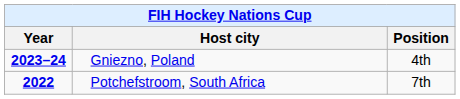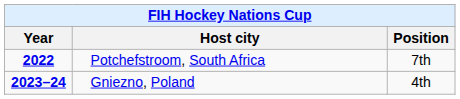rows swapped: (178, 82) <-> (143, 60)
